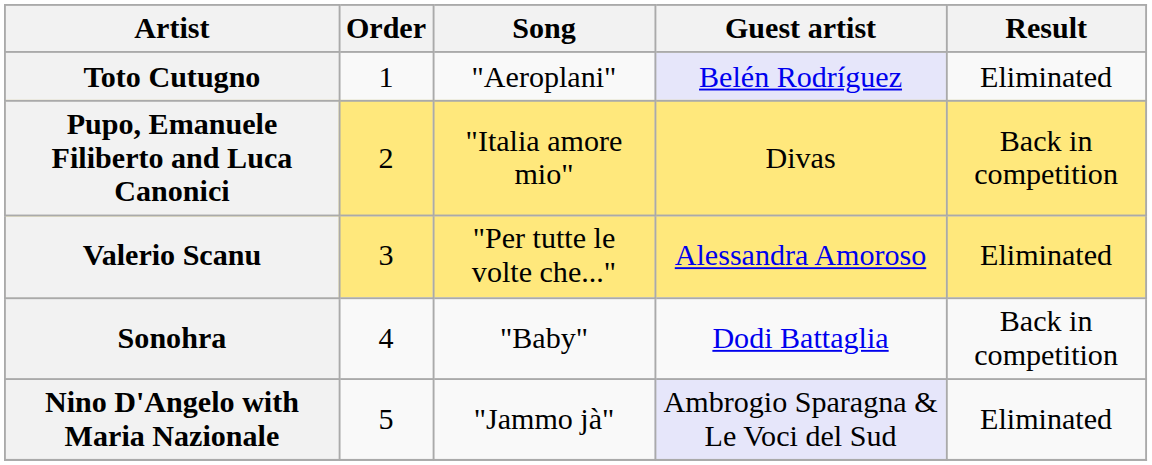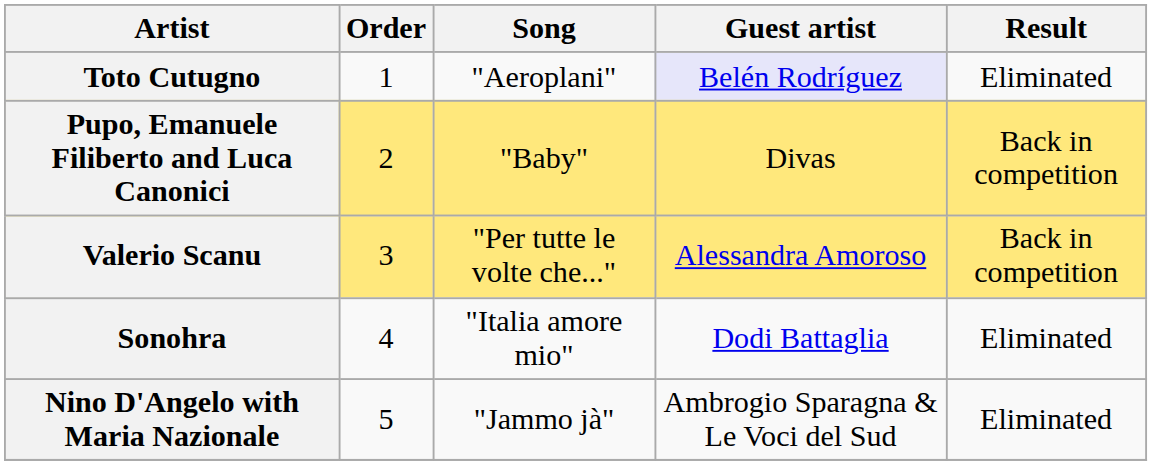(544, 157) "Italia amore mio" -> (544, 157) "Baby"
(1046, 256) Eliminated -> (1046, 256) Back in competition
(544, 337) "Baby" -> (544, 337) "Italia amore mio"
(1046, 337) Back in competition -> (1046, 337) Eliminated
(801, 419) lavender background -> (801, 419) no background
